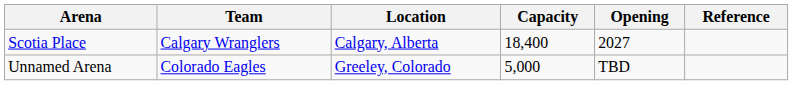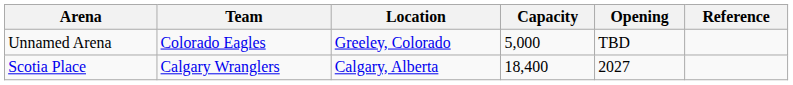rows swapped: (47, 42) <-> (60, 67)
